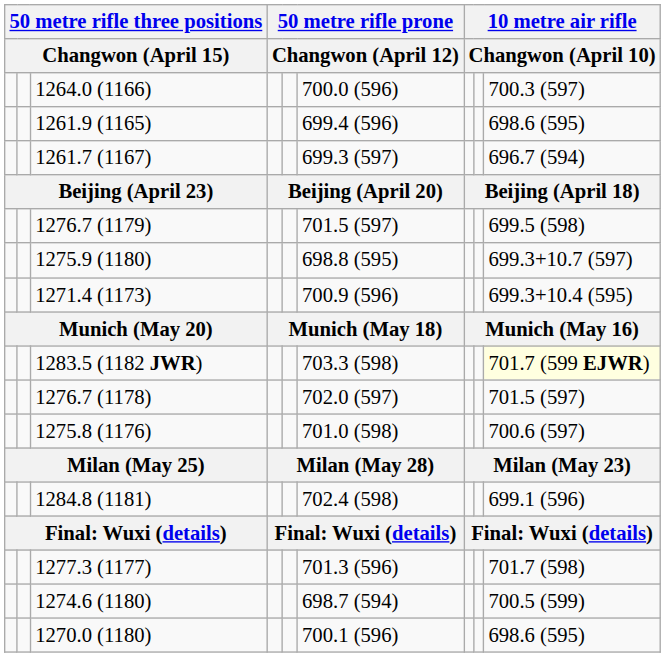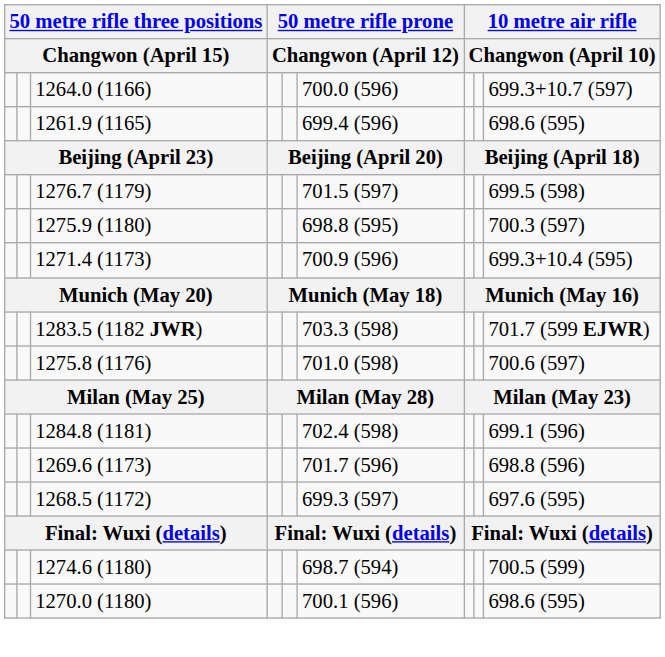(537, 89) 700.3 (597) -> (561, 89) 699.3+10.7 (597)
- row: (93, 158)
(561, 260) 699.3+10.7 (597) -> (537, 226) 700.3 (597)
(569, 362) lightyellow background -> (569, 328) no background
- row: (93, 396)
+ row: (93, 464)
+ row: (93, 498)
- row: (93, 567)
